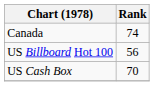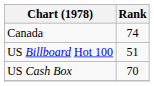(133, 52) 56 -> (133, 52) 51
